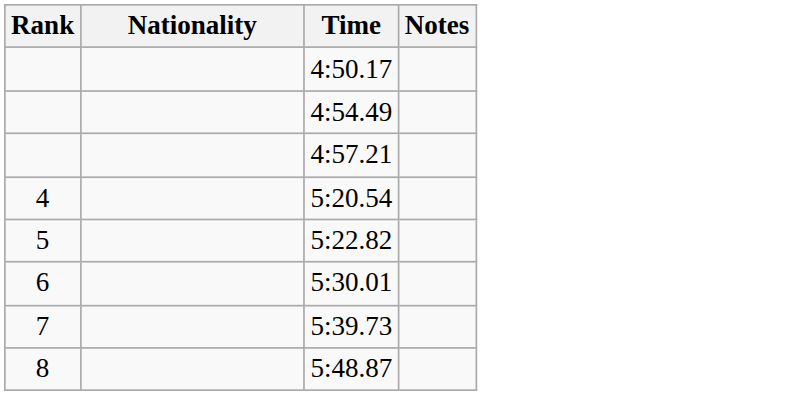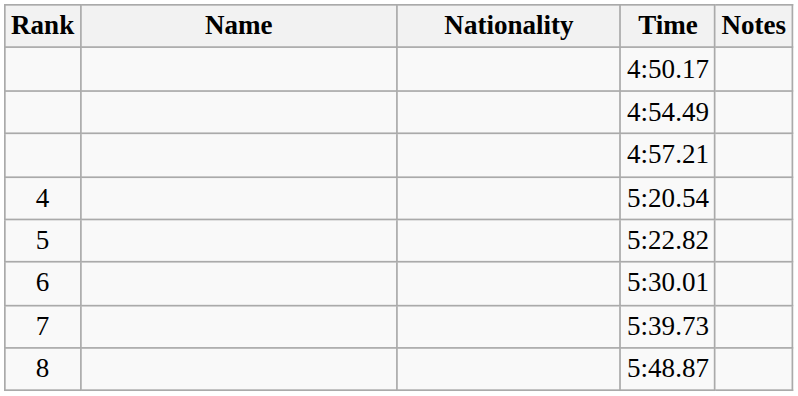+ column: (239, 25)
